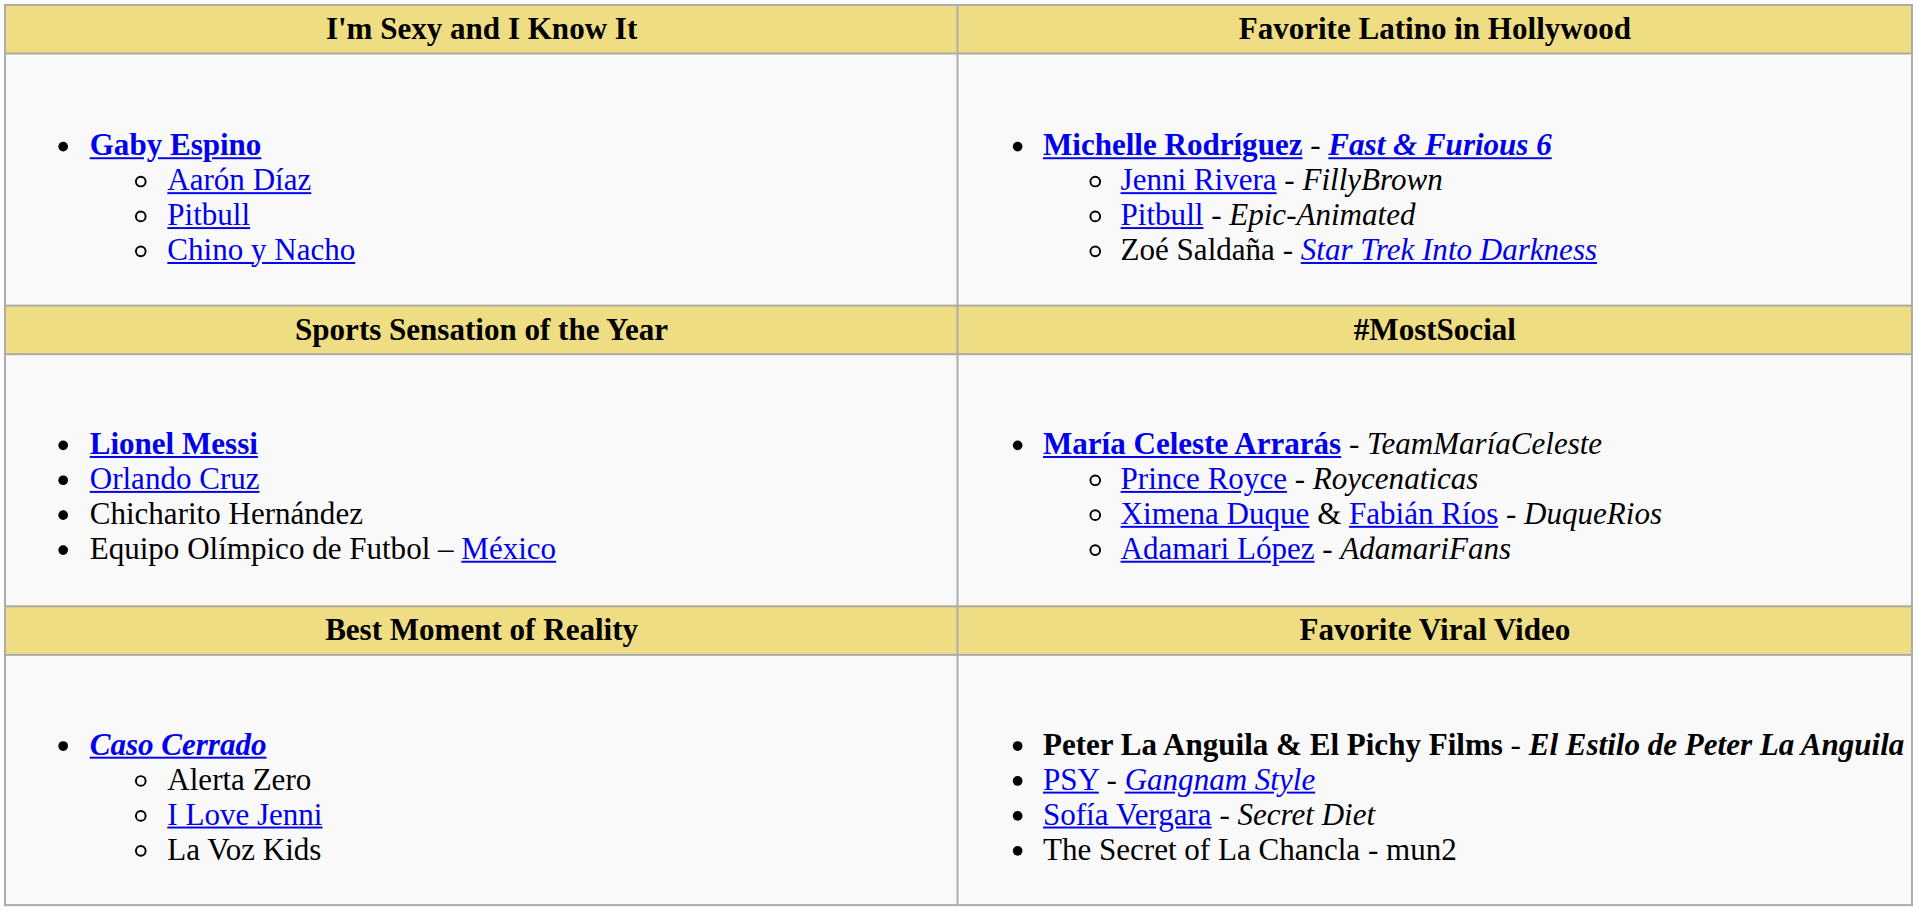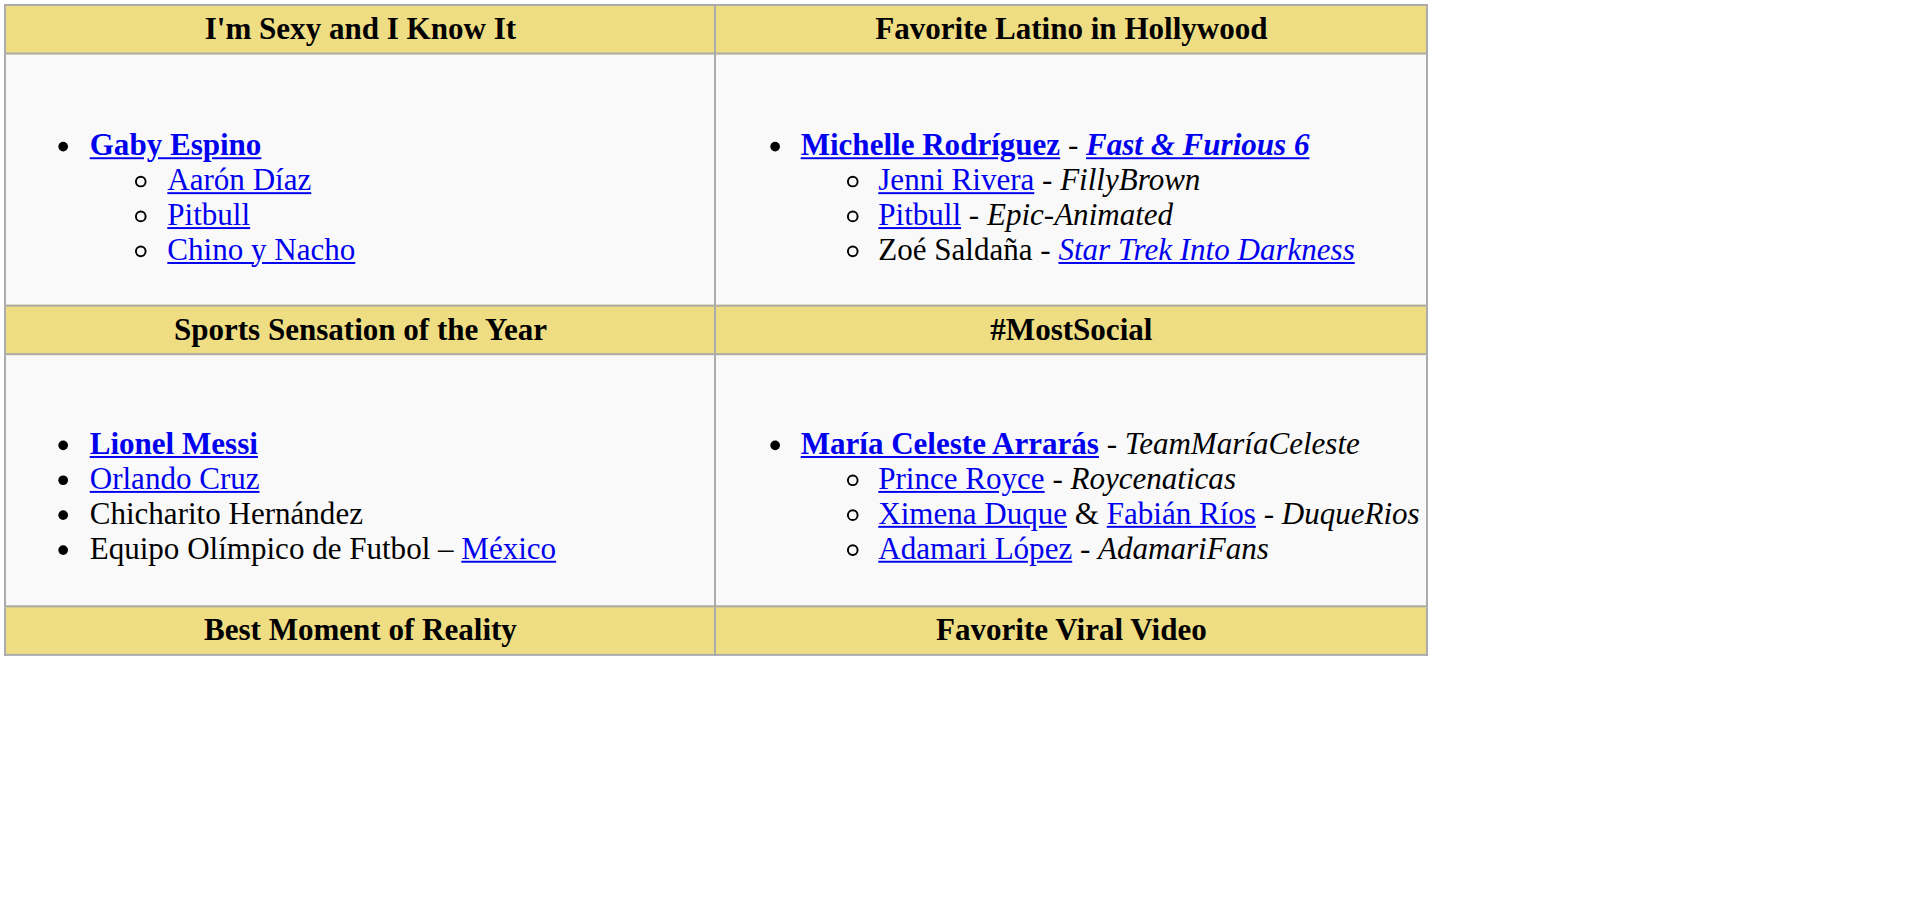- row: (482, 798)
